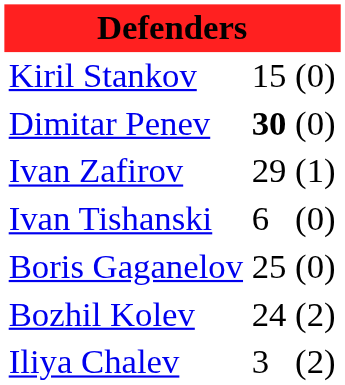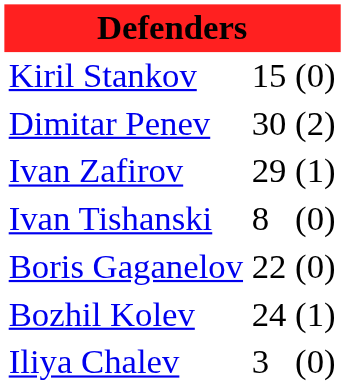(269, 123) bold -> (269, 123) normal
(315, 123) (0) -> (315, 123) (2)
(260, 218) 6 -> (260, 218) 8
(269, 266) 25 -> (269, 266) 22
(315, 314) (2) -> (315, 314) (1)
(315, 361) (2) -> (315, 361) (0)
